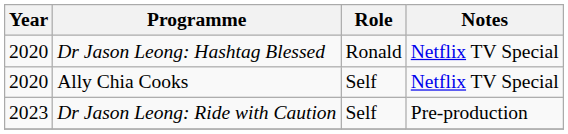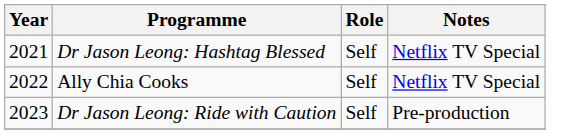(29, 50) 2020 -> (29, 50) 2021
(374, 50) Ronald -> (361, 50) Self
(29, 81) 2020 -> (29, 81) 2022
